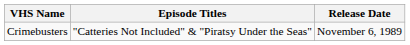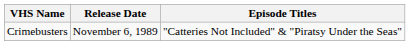columns swapped: (192, 13) <-> (360, 13)
